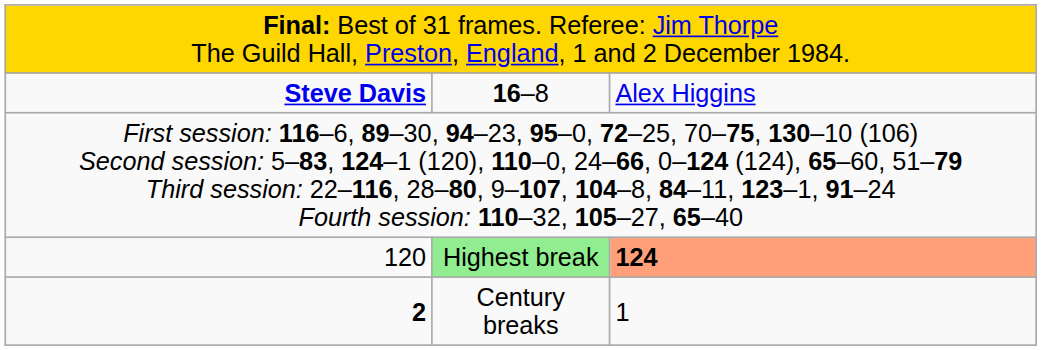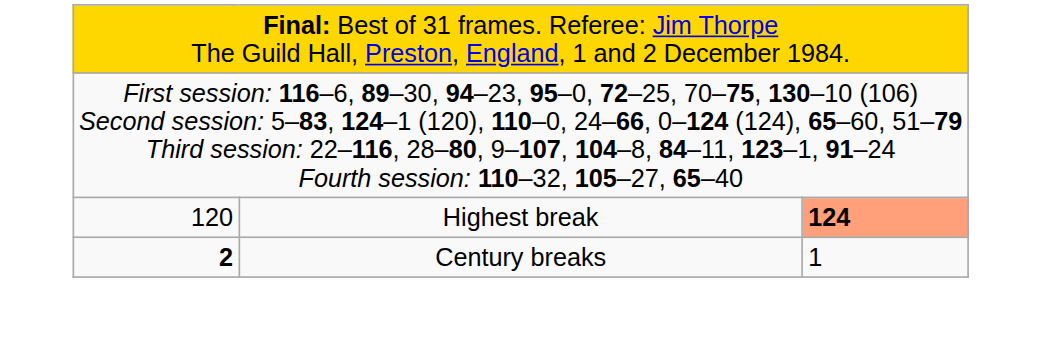- row: (355, 93)
(521, 258) lightgreen background -> (521, 218) no background
